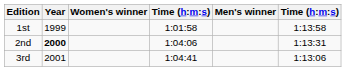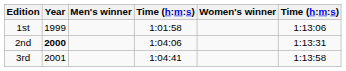columns swapped: (245, 12) <-> (109, 12)
(310, 27) 1:13:58 -> (310, 27) 1:13:06
(310, 58) 1:13:06 -> (310, 58) 1:13:58
